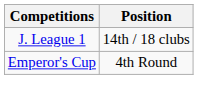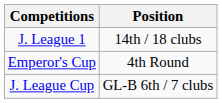+ row: (52, 86)
